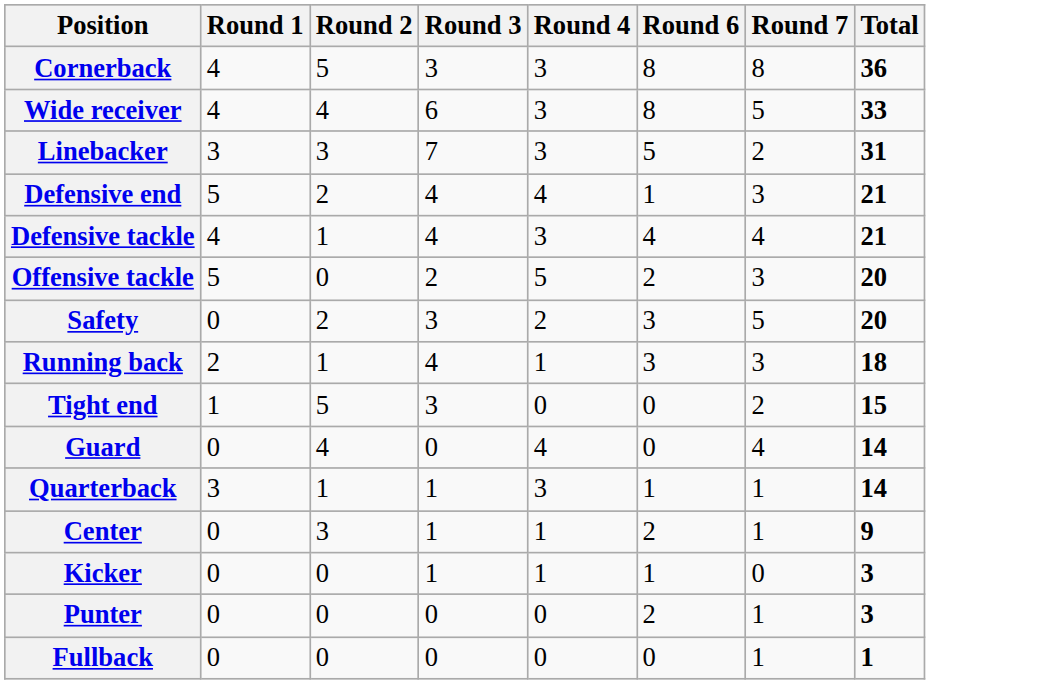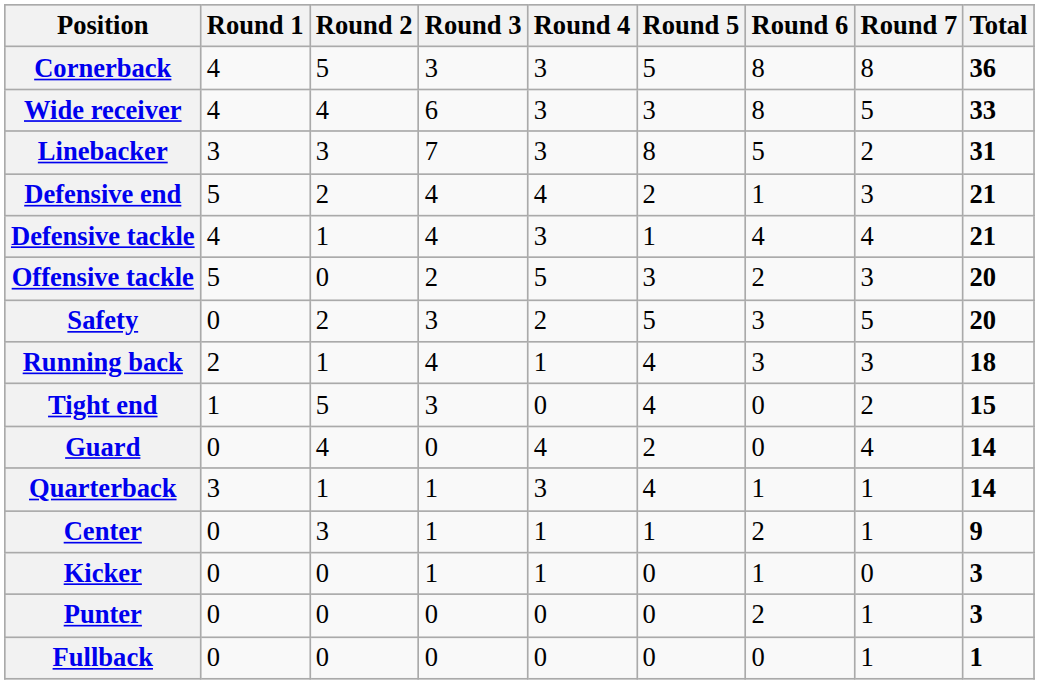+ column: (691, 25)
